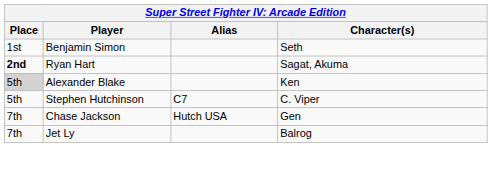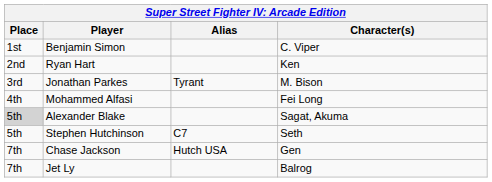(291, 47) Seth -> (300, 47) C. Viper
(17, 64) bold -> (16, 64) normal
(314, 64) Sagat, Akuma -> (290, 64) Ken
+ row: (87, 82)
+ row: (89, 99)
(290, 82) Ken -> (314, 116) Sagat, Akuma
(300, 99) C. Viper -> (291, 133) Seth
